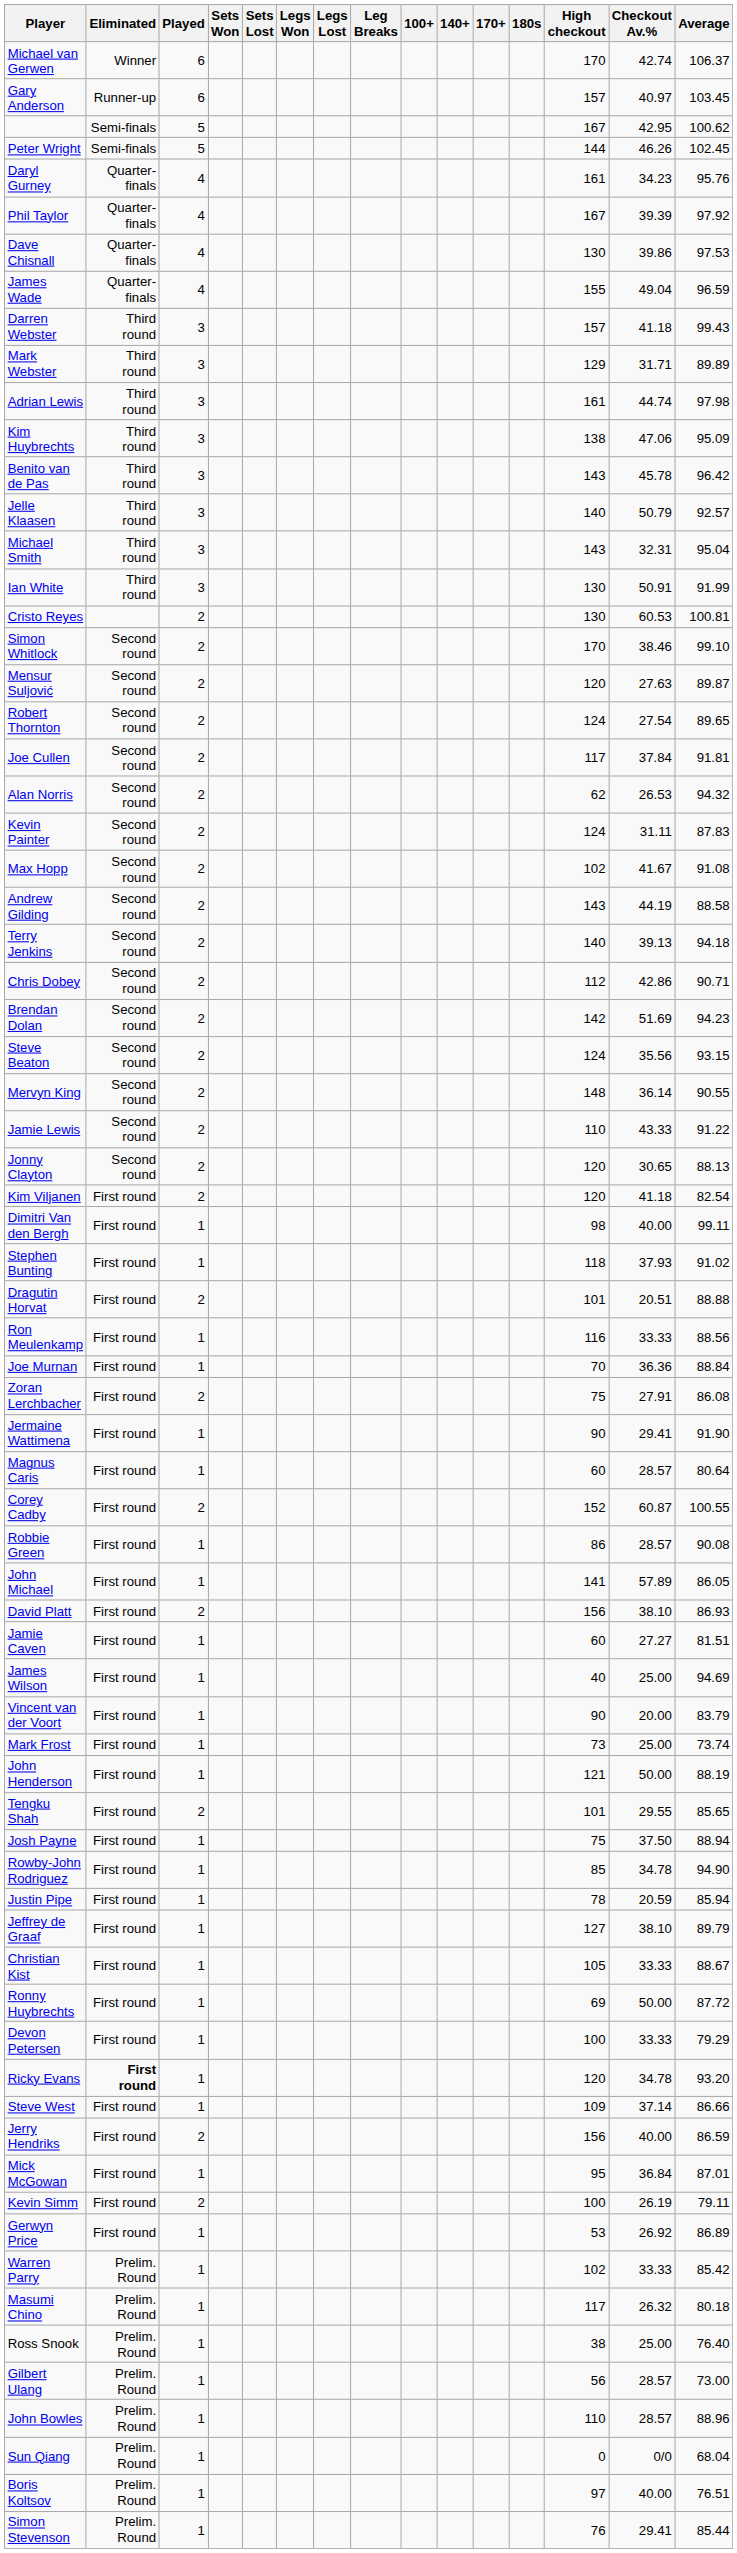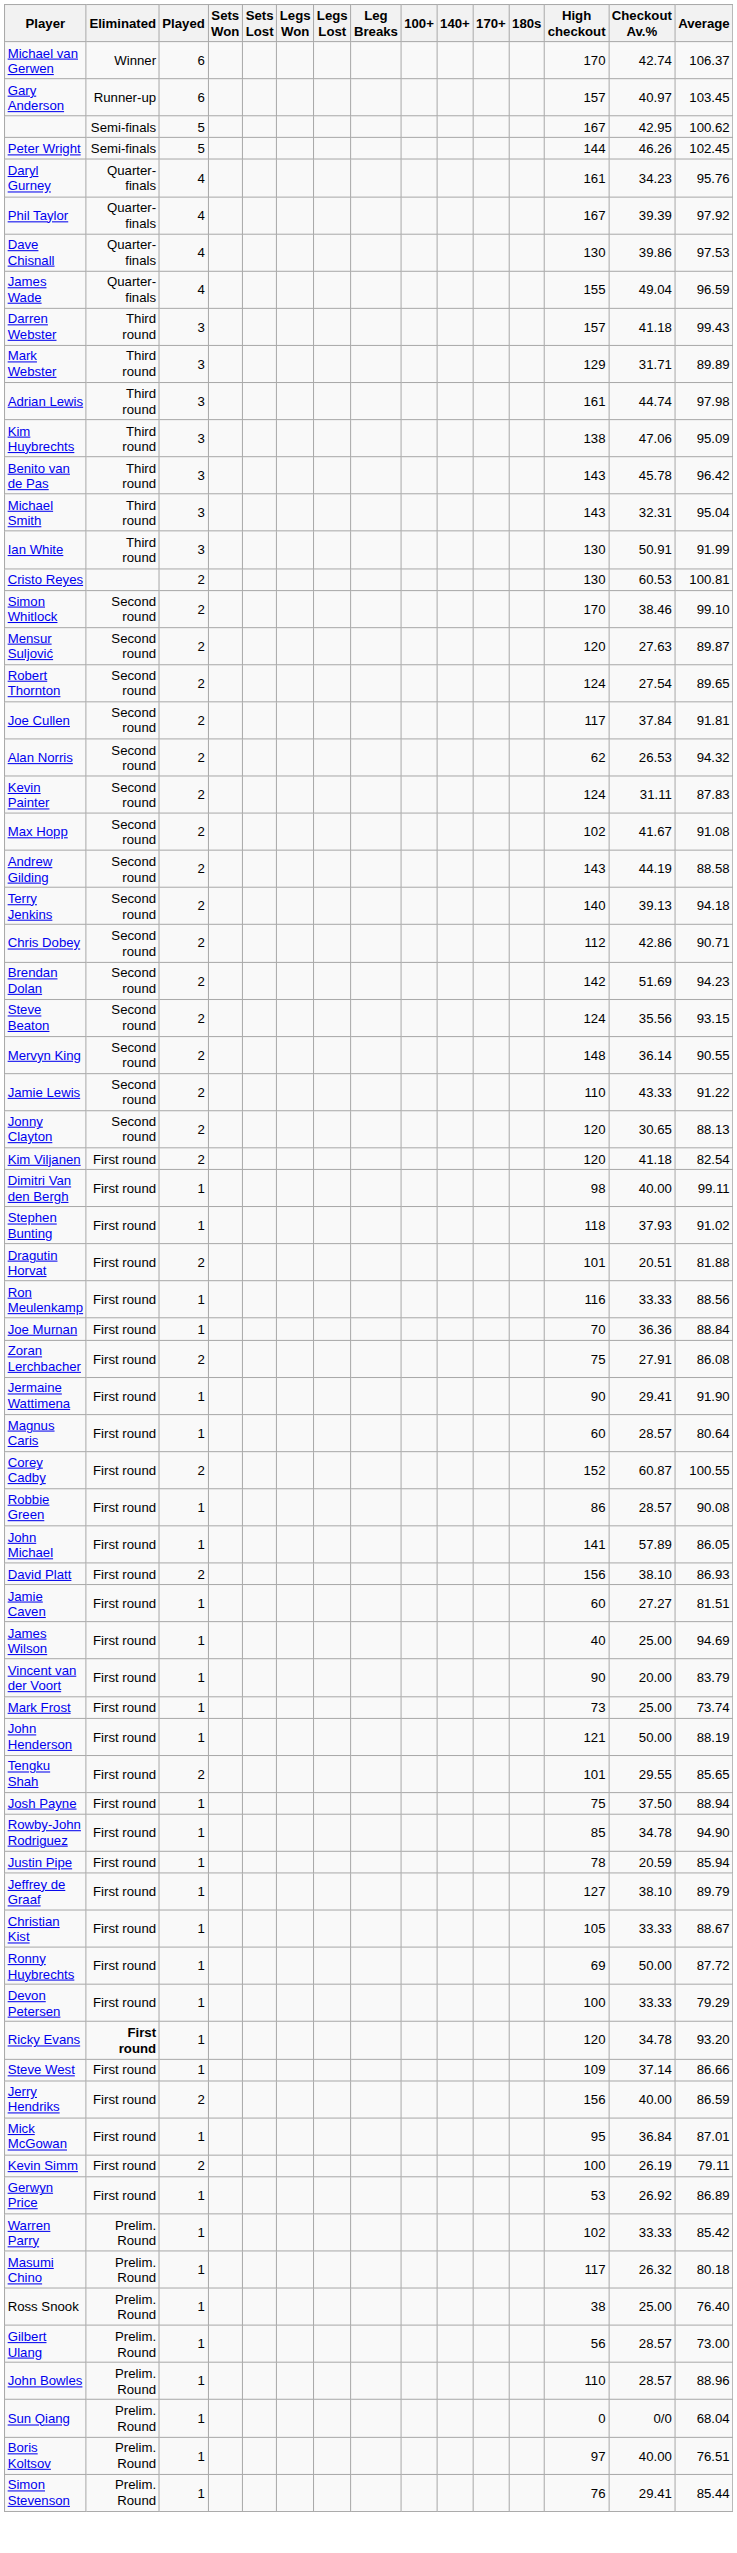- row: (31, 512)
(713, 1299) 88.88 -> (713, 1262) 81.88
